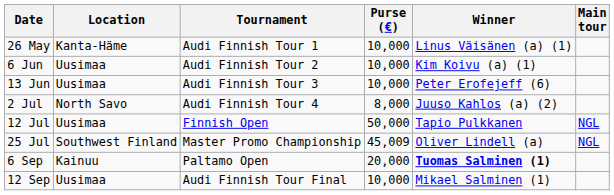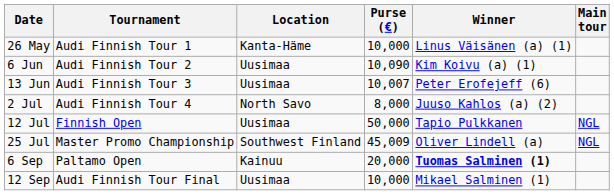columns swapped: (272, 21) <-> (116, 21)
(388, 66) 10,000 -> (388, 66) 10,090
(388, 85) 10,000 -> (388, 85) 10,007
